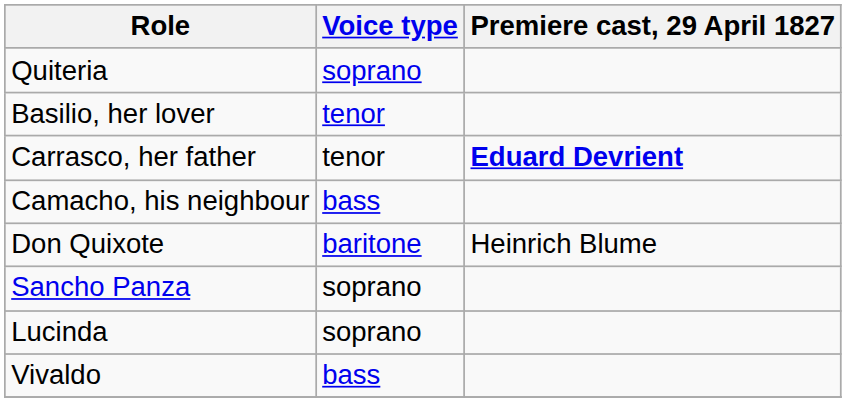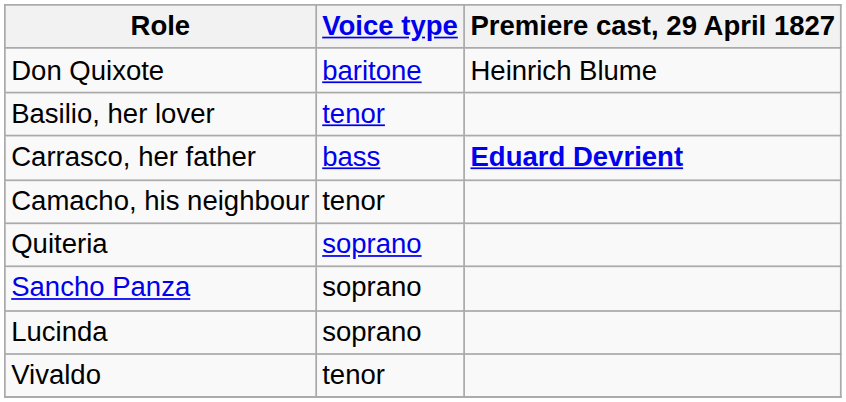rows swapped: (59, 69) <-> (88, 244)
(354, 157) tenor -> (351, 157) bass
(351, 200) bass -> (354, 200) tenor
(351, 375) bass -> (354, 375) tenor
